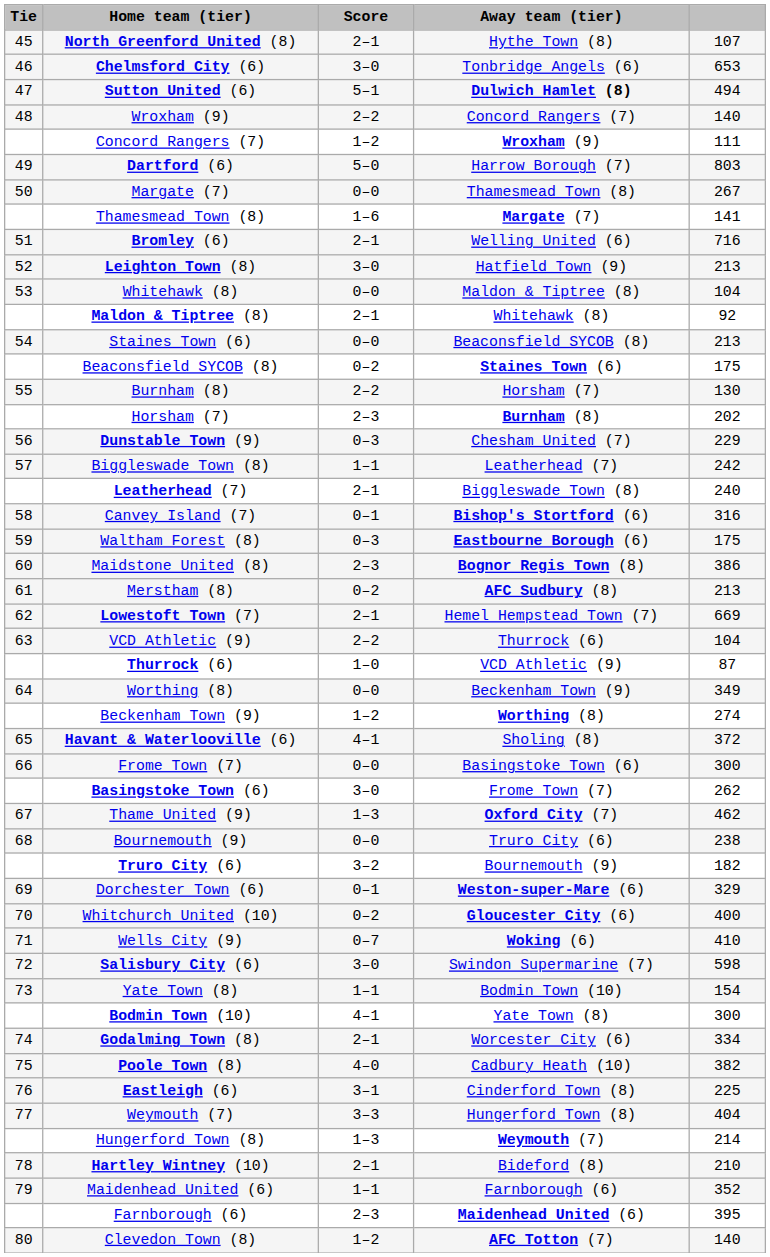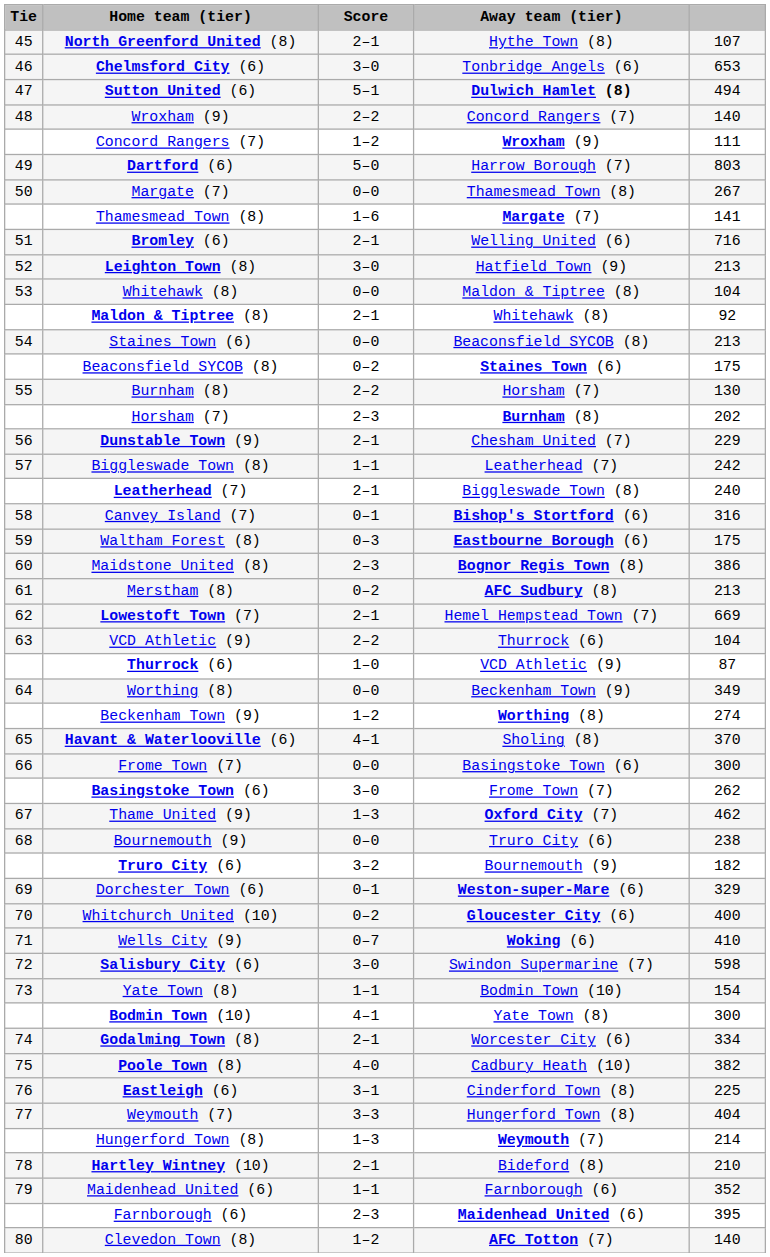(366, 441) 0–3 -> (366, 441) 2–1
(727, 741) 372 -> (727, 741) 370
